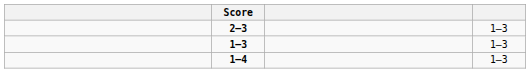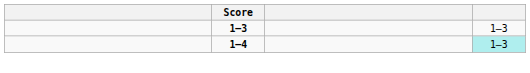- row: (238, 28)
(499, 60) no background -> (499, 44) paleturquoise background
